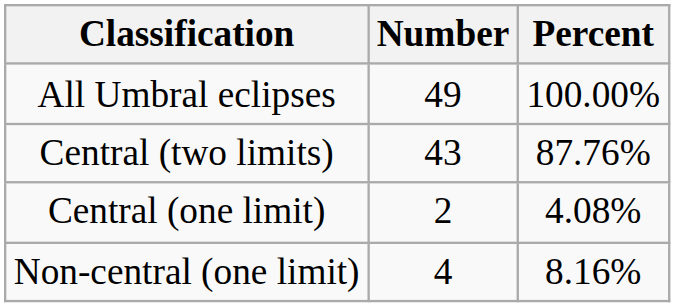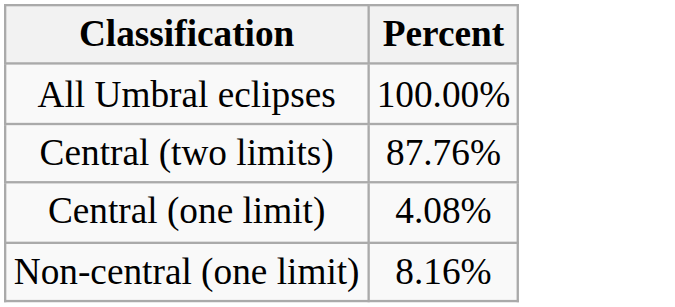- column: (443, 34)
